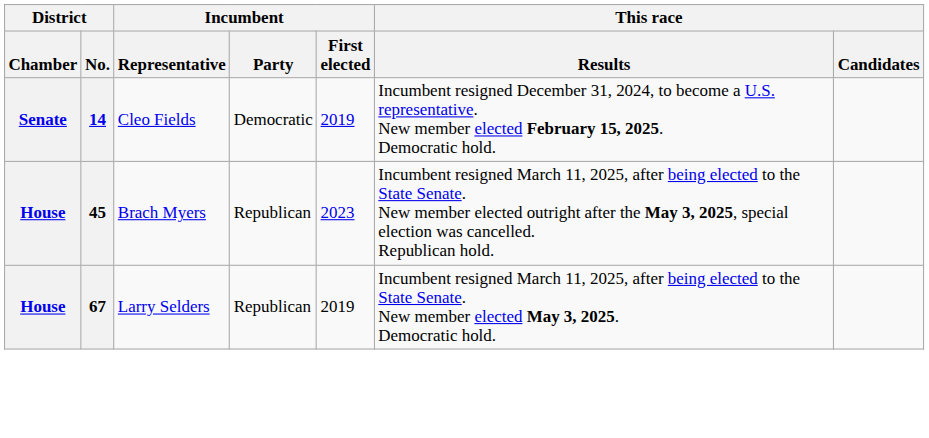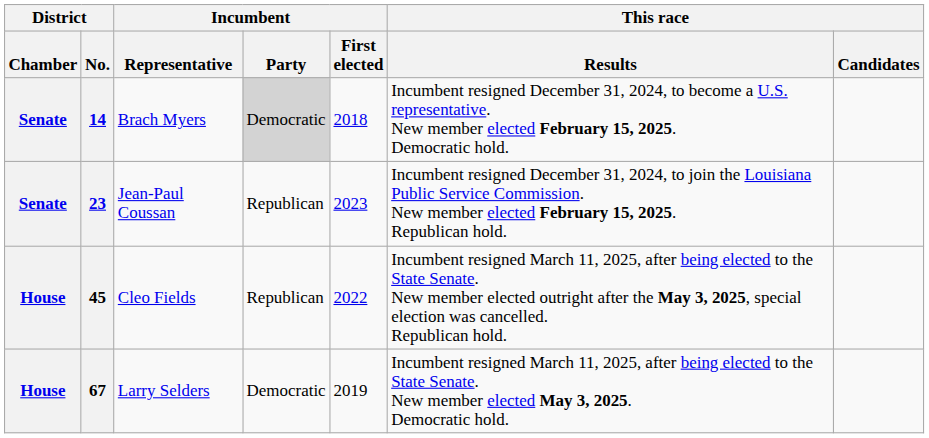(157, 119) Cleo Fields -> (162, 119) Brach Myers
(273, 119) no background -> (286, 119) lightgrey background
(338, 119) 2019 -> (350, 119) 2018
+ row: (98, 203)
(162, 213) Brach Myers -> (157, 297) Cleo Fields
(338, 213) 2023 -> (350, 297) 2022
(272, 306) Republican -> (286, 390) Democratic
